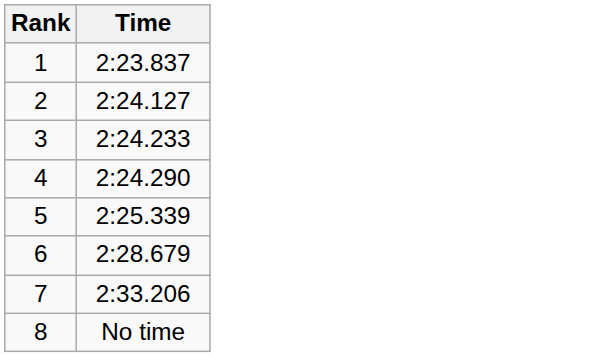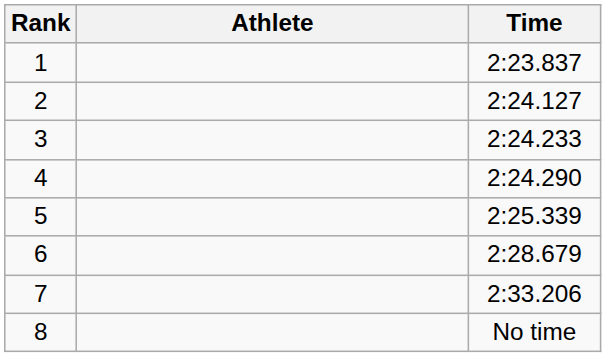+ column: (272, 23)
